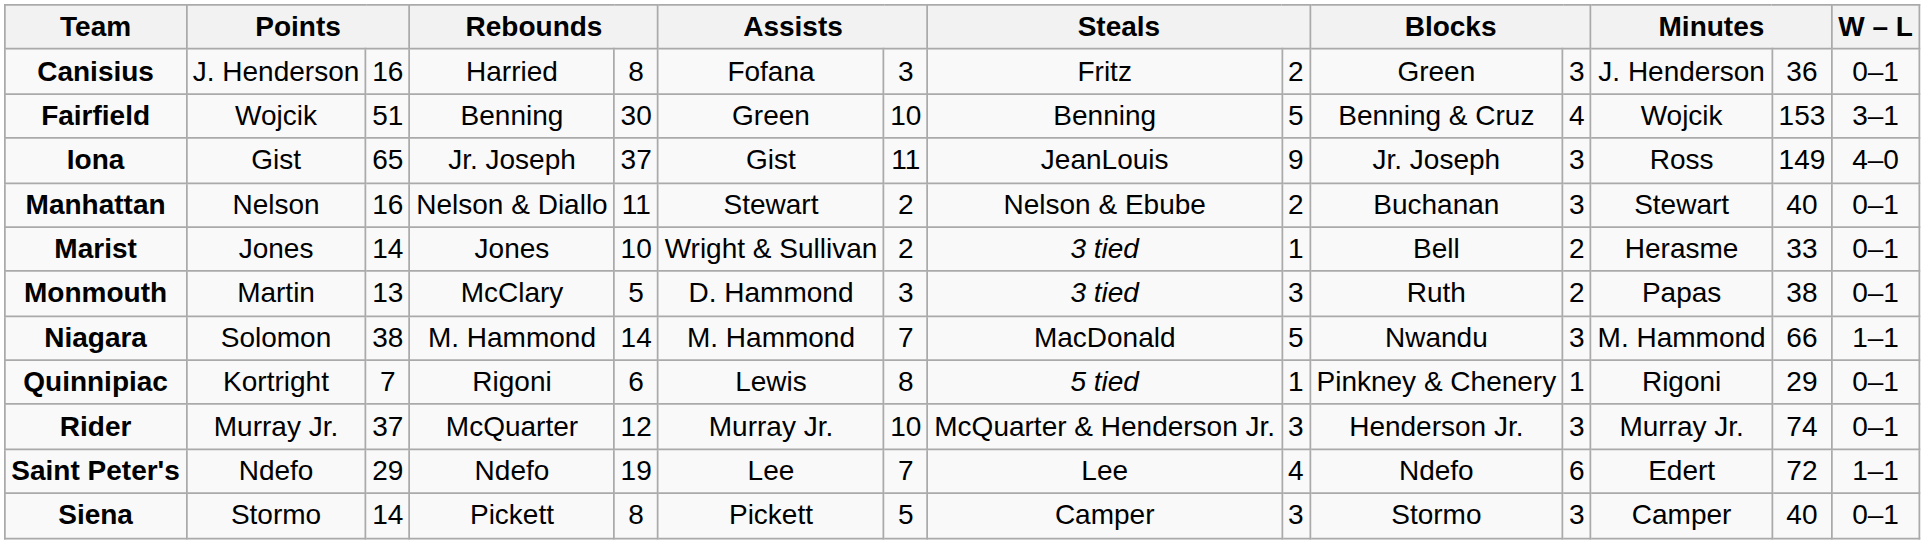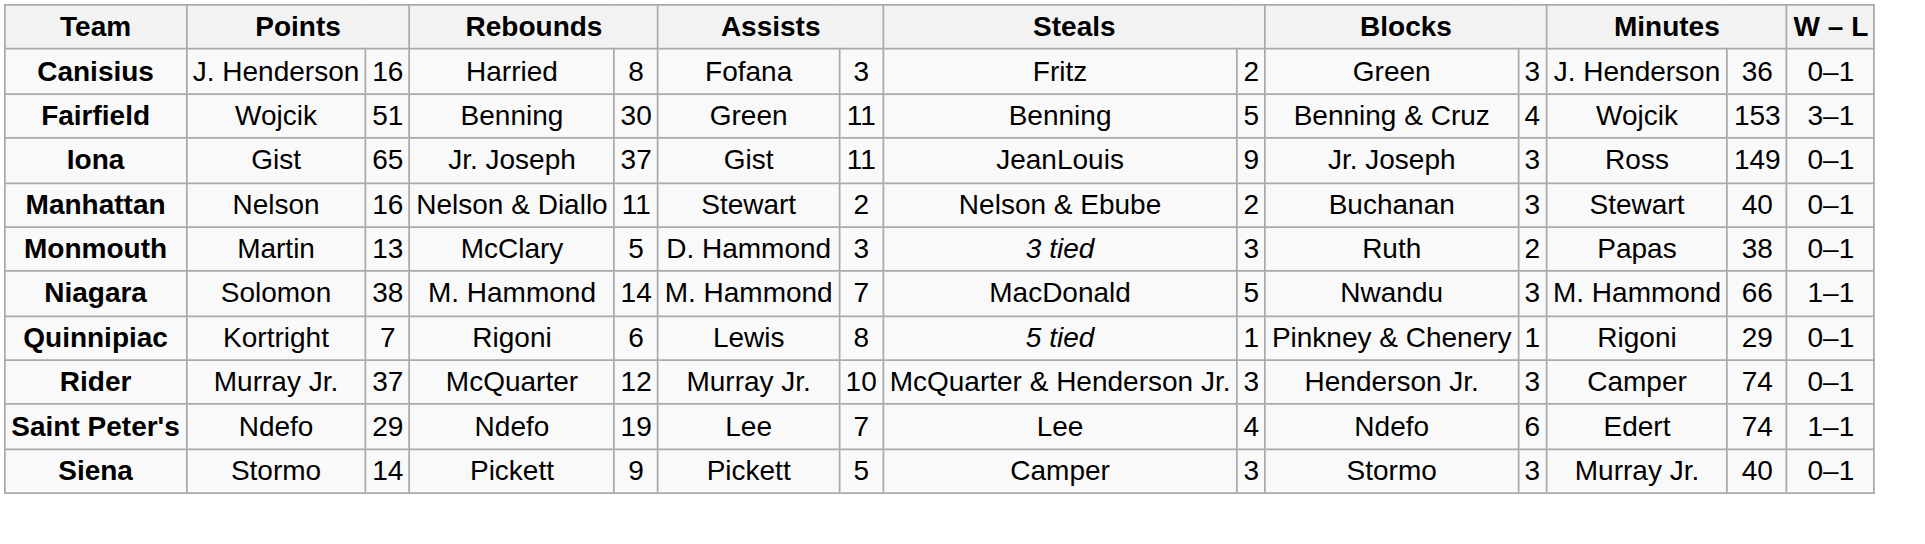(906, 115) 10 -> (861, 115) 11
(1876, 159) 4–0 -> (1831, 159) 0–1
- row: (96, 248)
(1682, 426) Murray Jr. -> (1637, 381) Camper
(1802, 470) 72 -> (1757, 426) 74
(636, 515) 8 -> (636, 470) 9
(1682, 515) Camper -> (1637, 470) Murray Jr.
